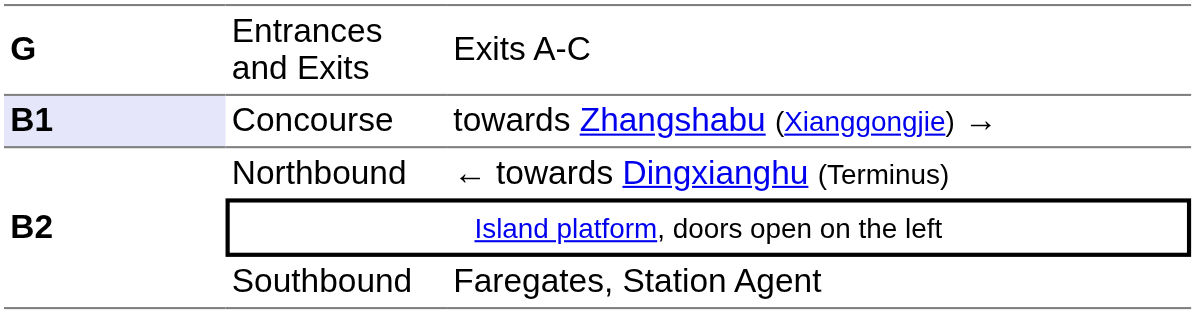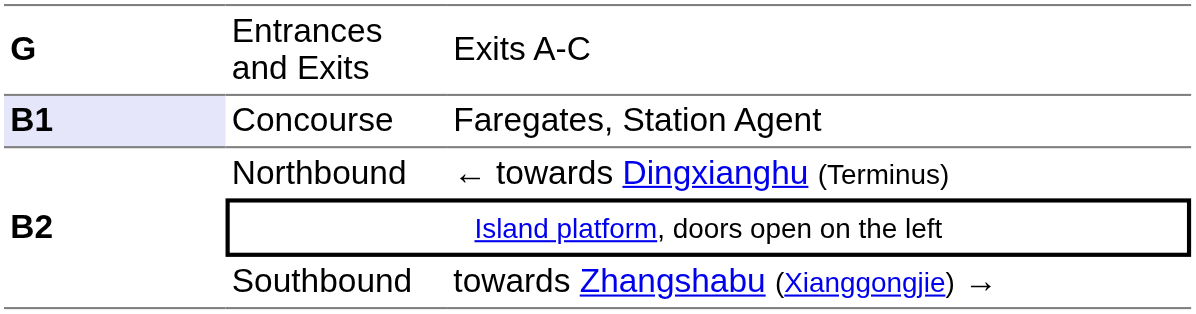(725, 120) towards Zhangshabu (Xianggongjie) → -> (637, 120) Faregates, Station Agent
(637, 281) Faregates, Station Agent -> (725, 281) towards Zhangshabu (Xianggongjie) →
